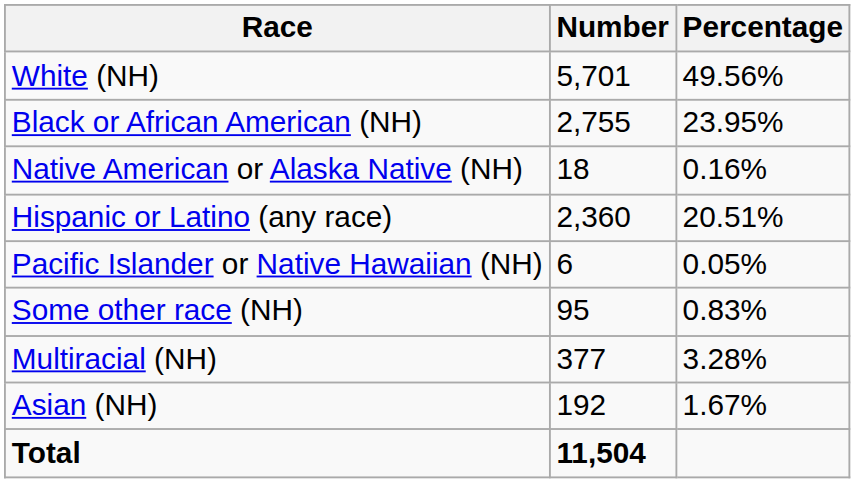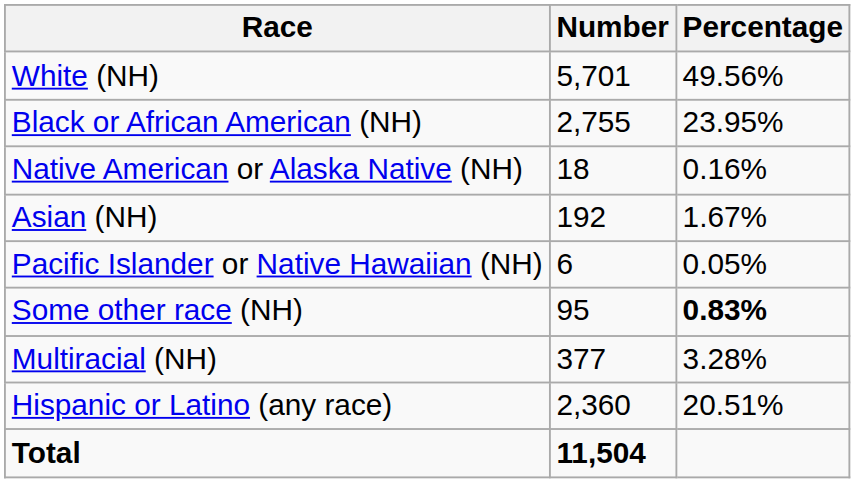rows swapped: (85, 405) <-> (202, 216)
(725, 311) normal -> (725, 311) bold
